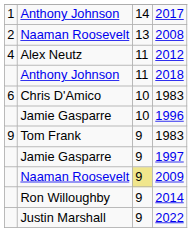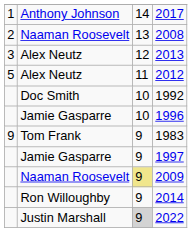+ row: (51, 55)
(11, 55) 4 -> (11, 75) 5
- row: (70, 75)
- row: (61, 95)
+ row: (50, 95)
(139, 217) no background -> (139, 217) lightgrey background
